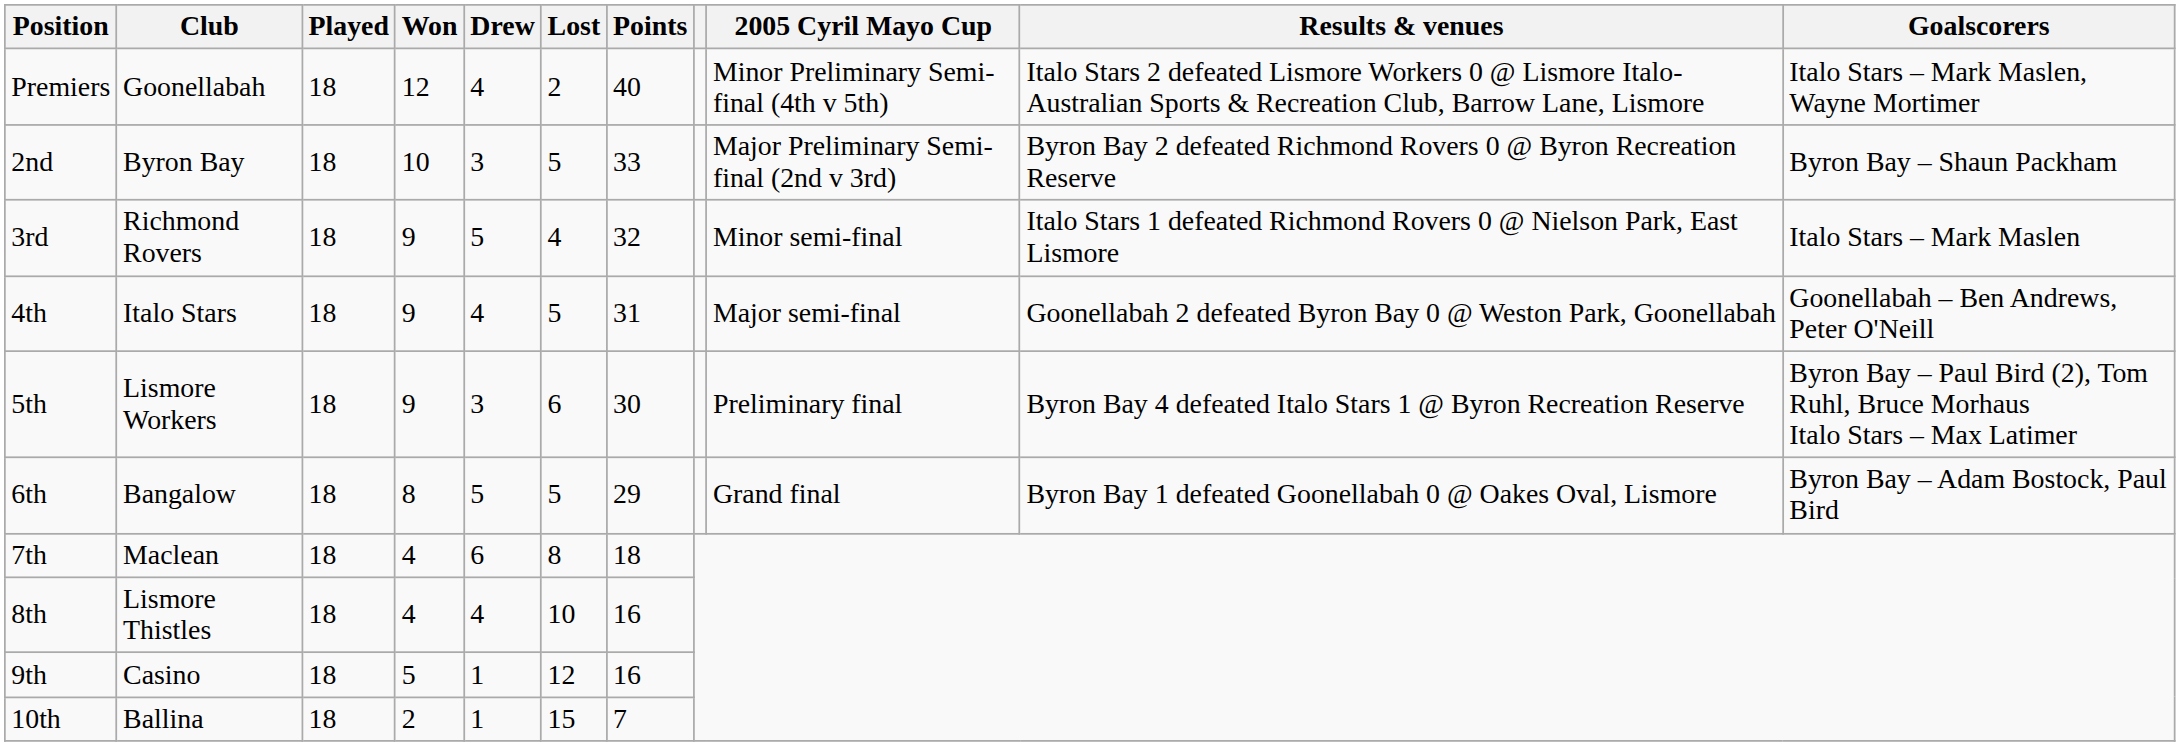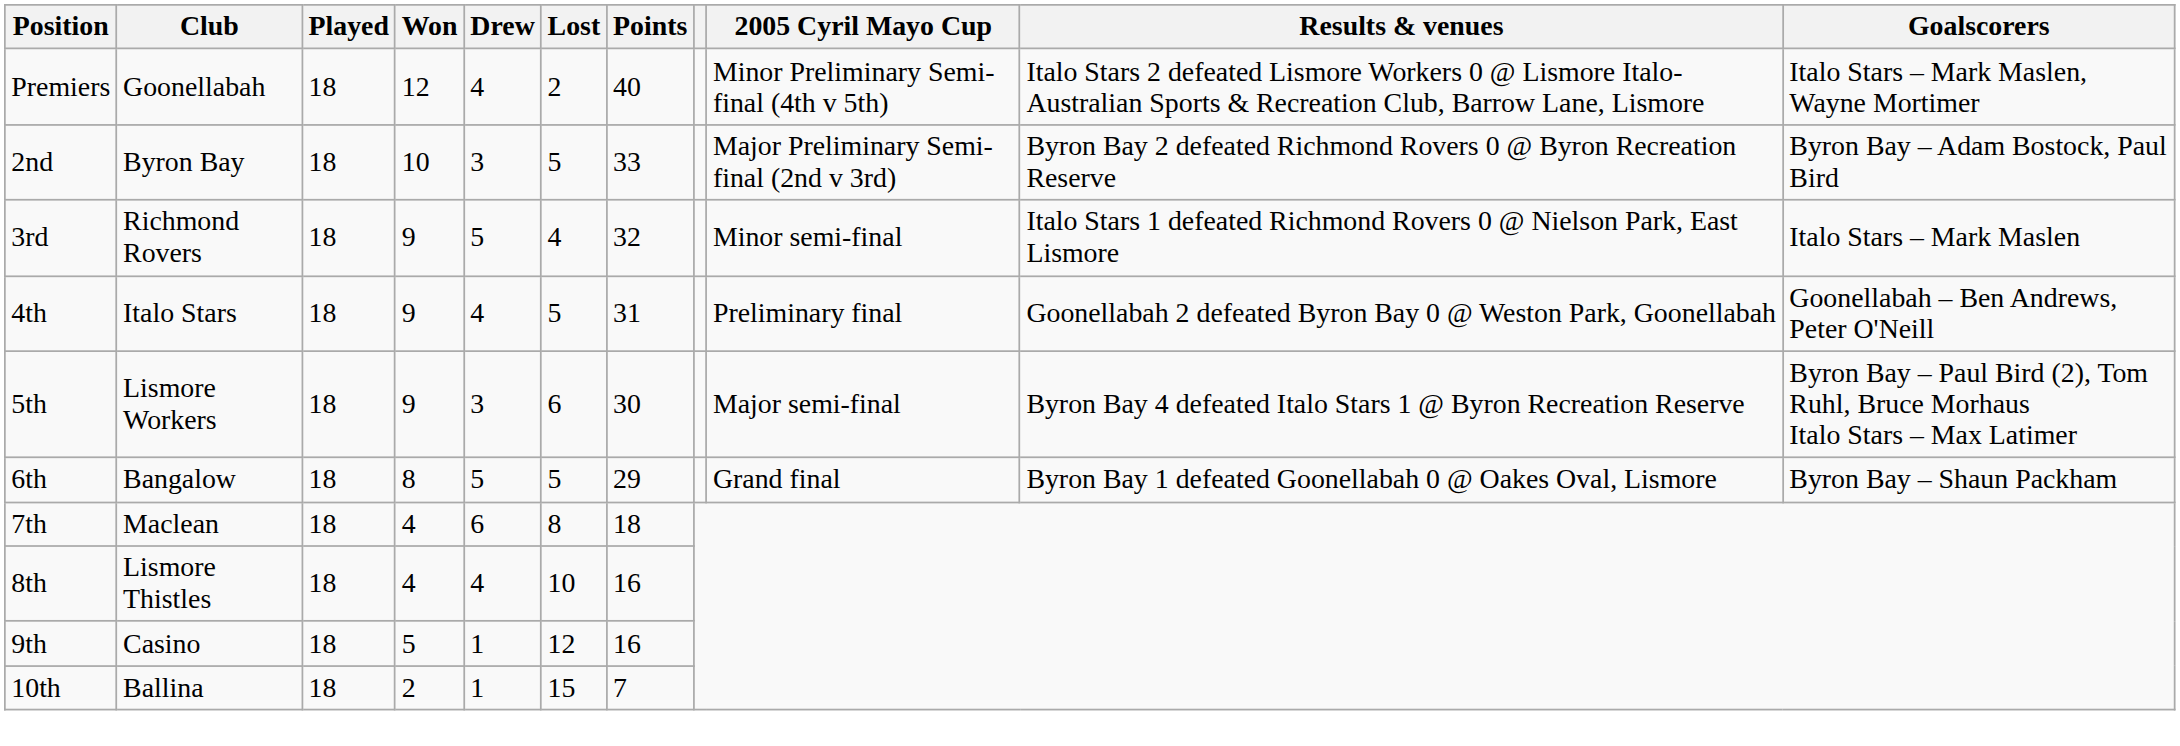(1953, 161) Byron Bay – Shaun Packham -> (1978, 161) Byron Bay – Adam Bostock, Paul Bird
(807, 312) Major semi-final -> (808, 312) Preliminary final
(808, 403) Preliminary final -> (807, 403) Major semi-final
(1978, 495) Byron Bay – Adam Bostock, Paul Bird -> (1953, 479) Byron Bay – Shaun Packham
